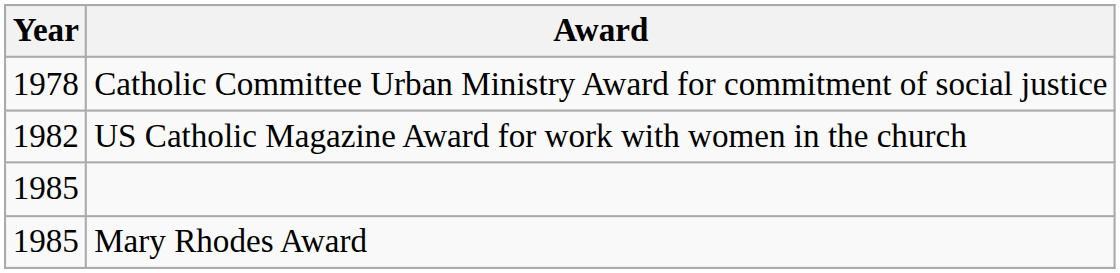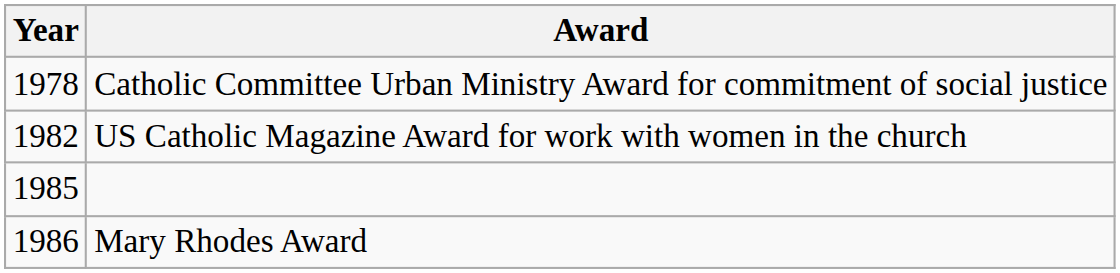(46, 240) 1985 -> (46, 240) 1986
